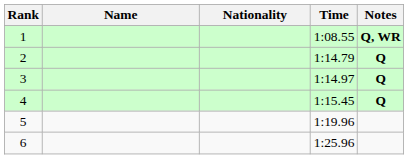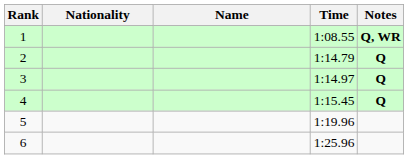columns swapped: (121, 15) <-> (255, 15)
